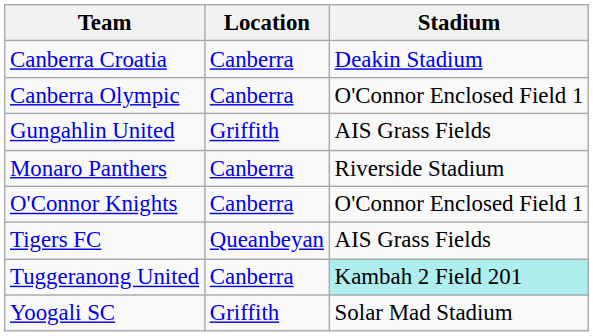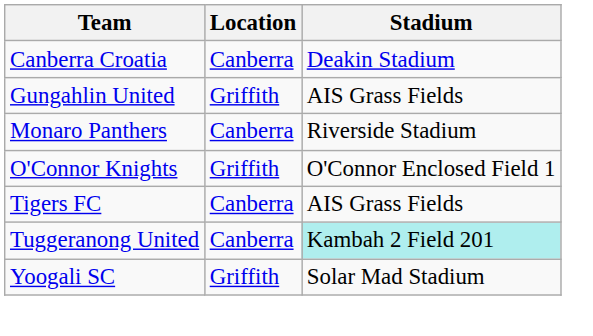- row: (95, 95)
(252, 204) Canberra -> (244, 167) Griffith
(267, 240) Queanbeyan -> (252, 204) Canberra
